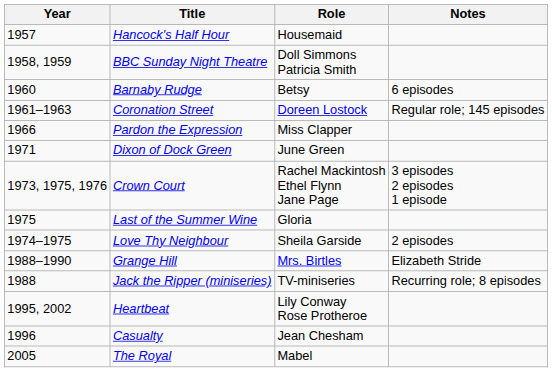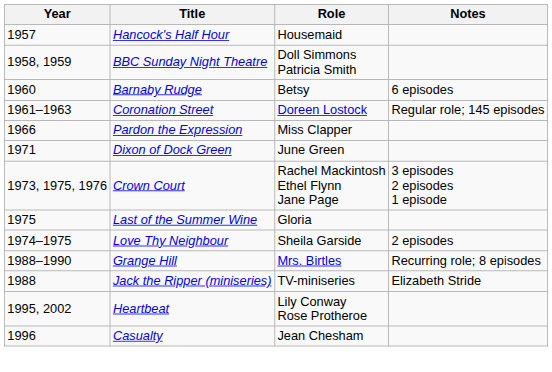(436, 260) Elizabeth Stride -> (466, 260) Recurring role; 8 episodes
(466, 281) Recurring role; 8 episodes -> (436, 281) Elizabeth Stride
- row: (142, 356)
